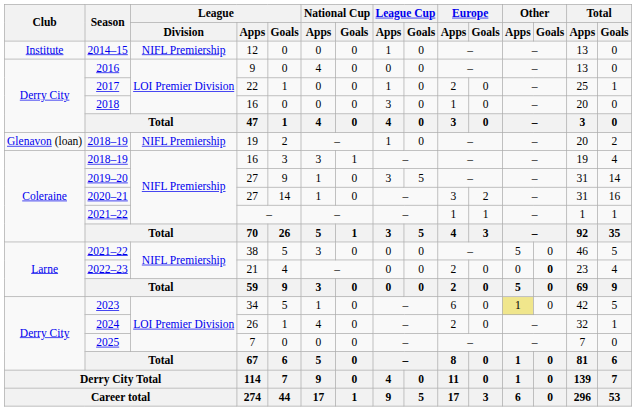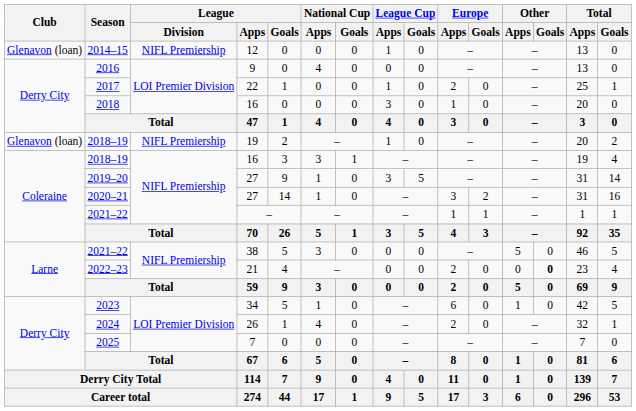(45, 50) Institute -> (45, 50) Glenavon (loan)
(518, 305) khaki background -> (518, 305) no background
